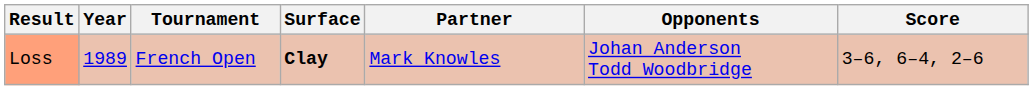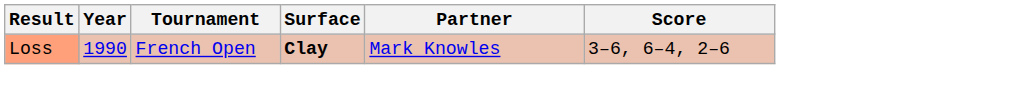- column: (711, 20)
(105, 60) 1989 -> (105, 49) 1990
